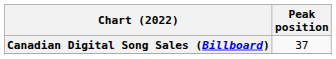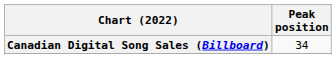(302, 45) 37 -> (302, 45) 34
